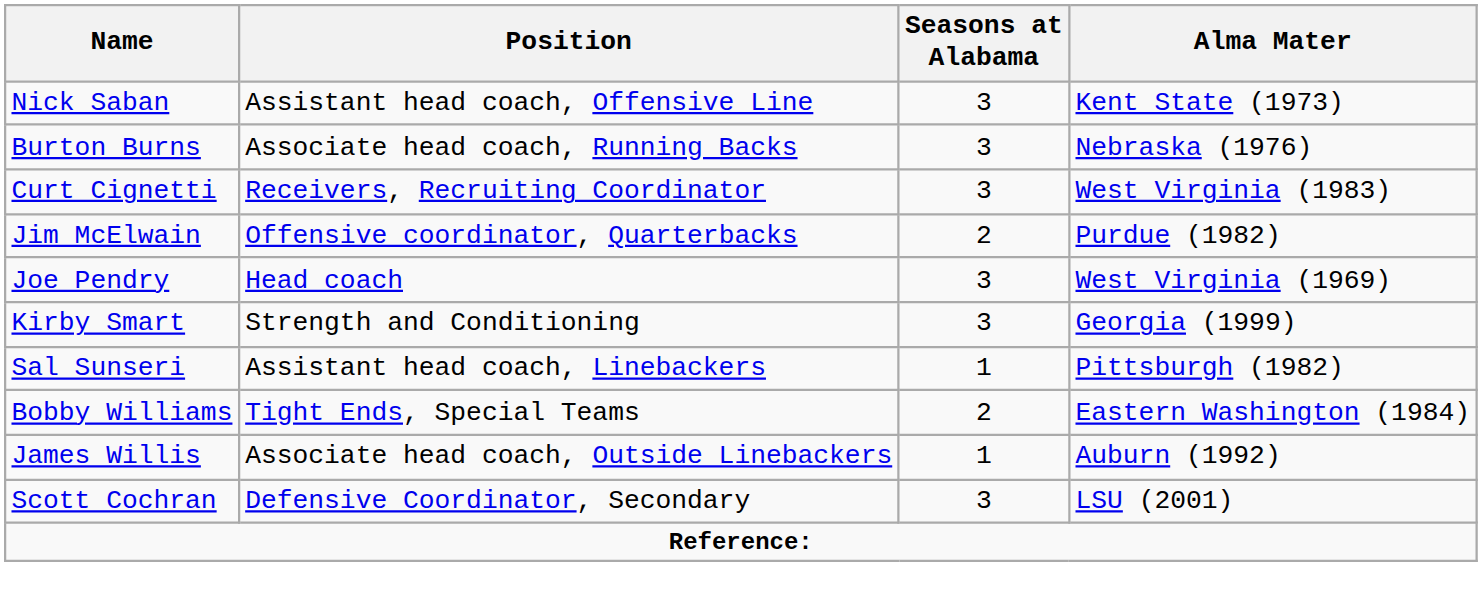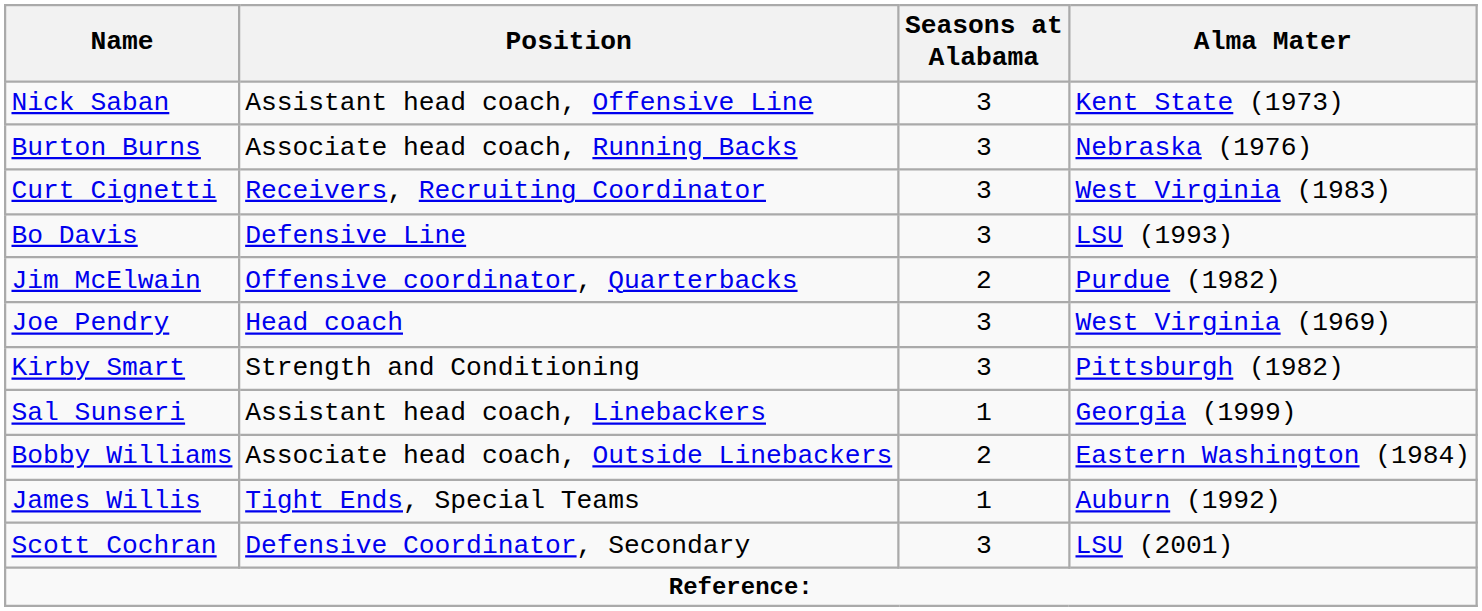+ row: (75, 235)
(1186, 324) Georgia (1999) -> (1210, 368) Pittsburgh (1982)
(1210, 368) Pittsburgh (1982) -> (1186, 412) Georgia (1999)
(442, 412) Tight Ends, Special Teams -> (569, 456) Associate head coach, Outside Linebackers
(569, 456) Associate head coach, Outside Linebackers -> (442, 501) Tight Ends, Special Teams
